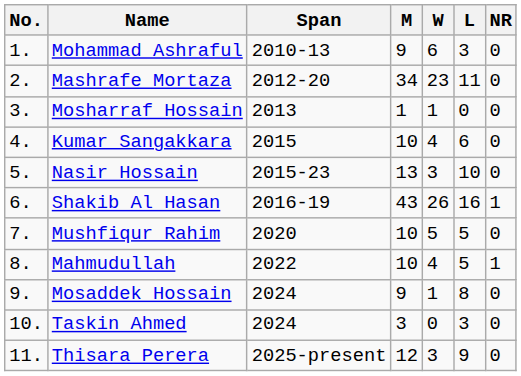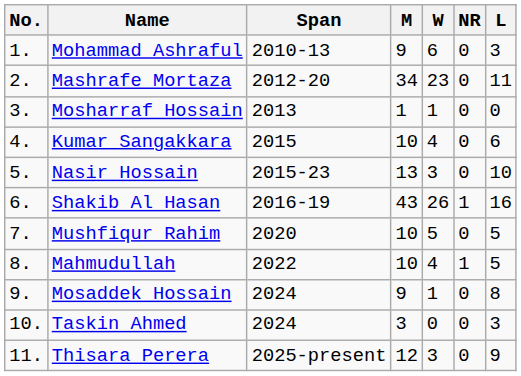columns swapped: (469, 20) <-> (501, 20)
